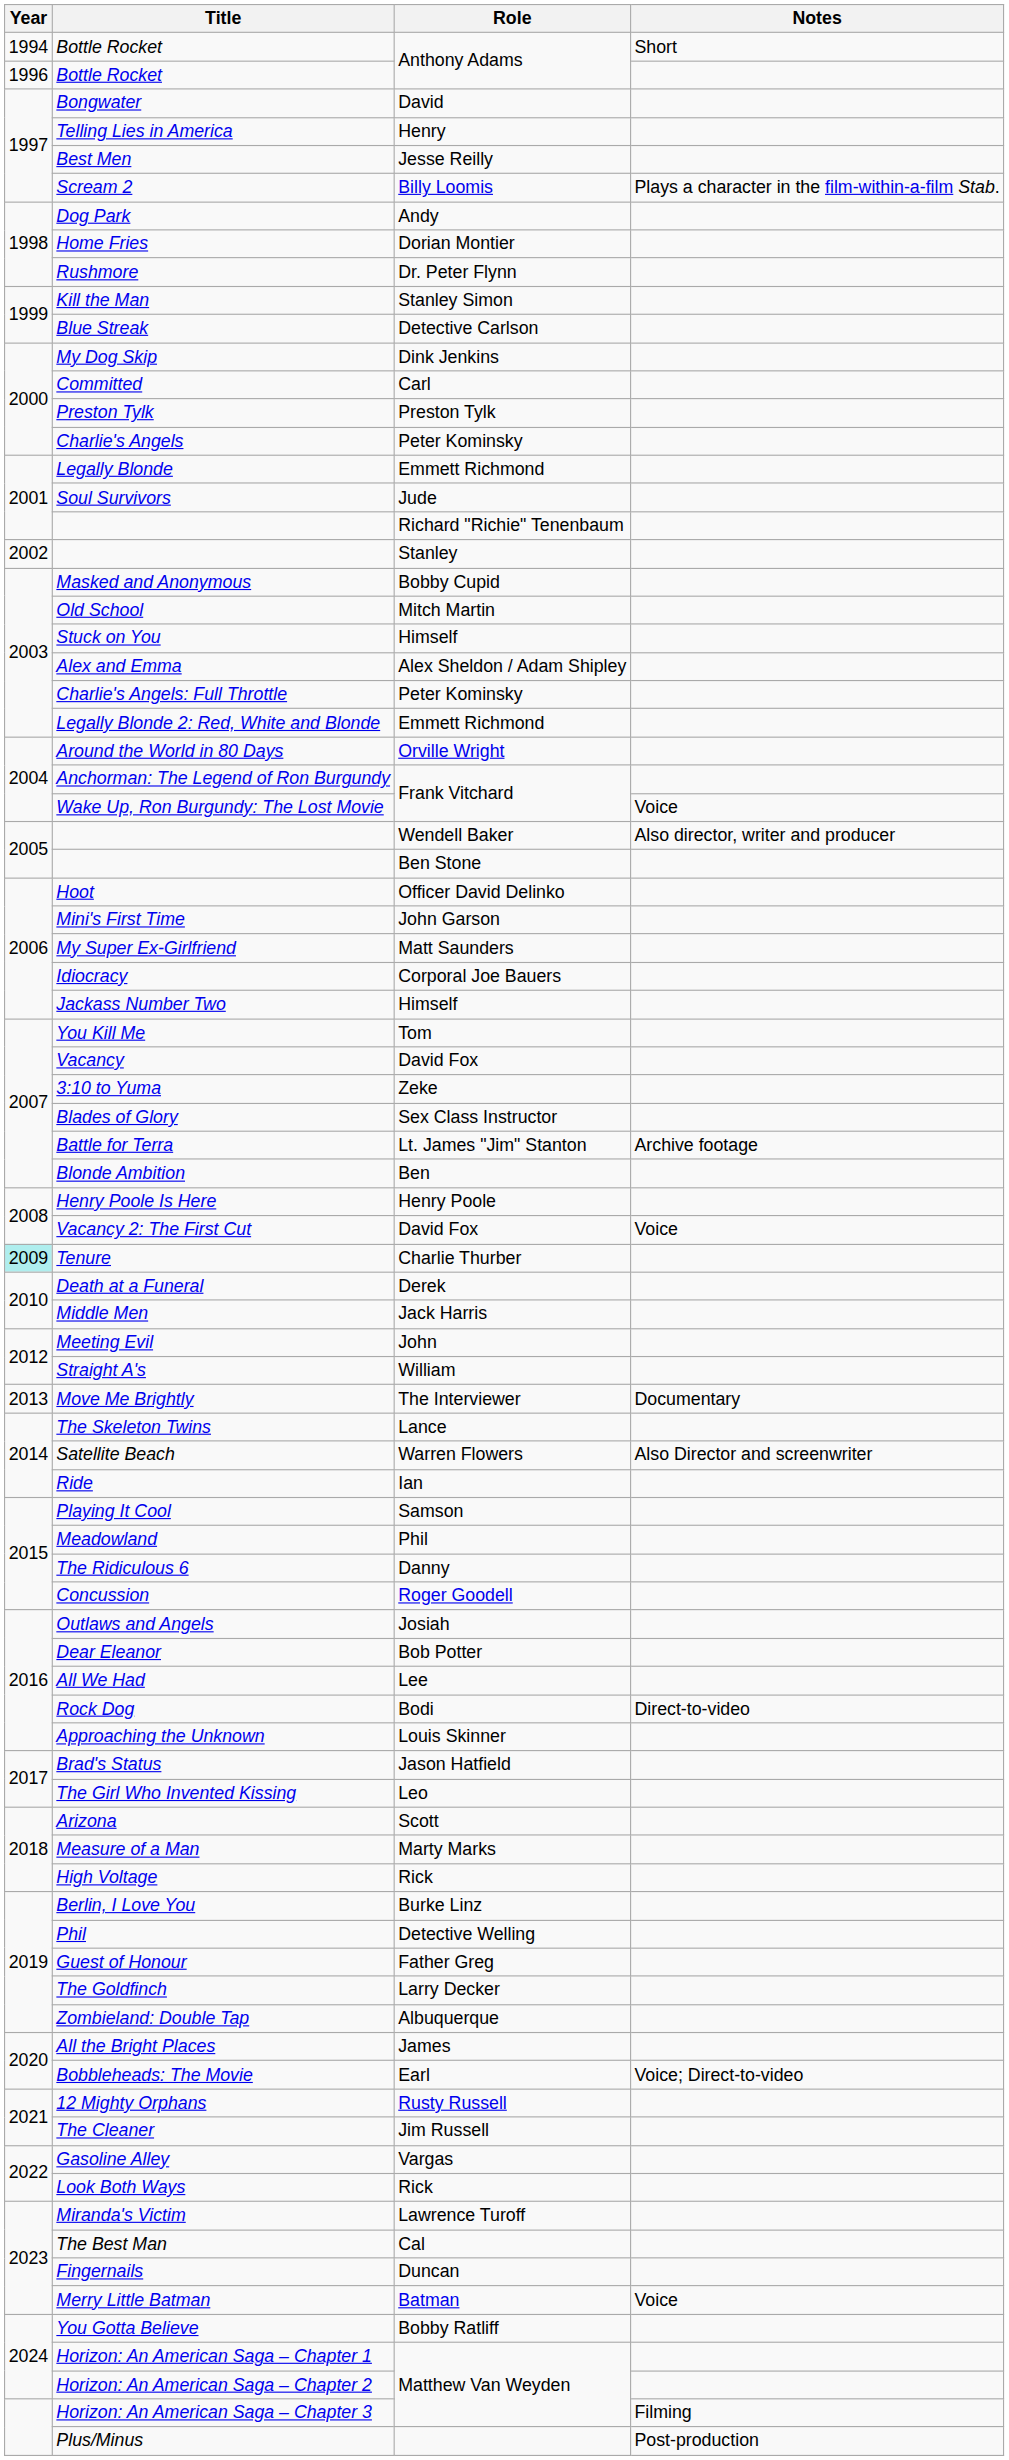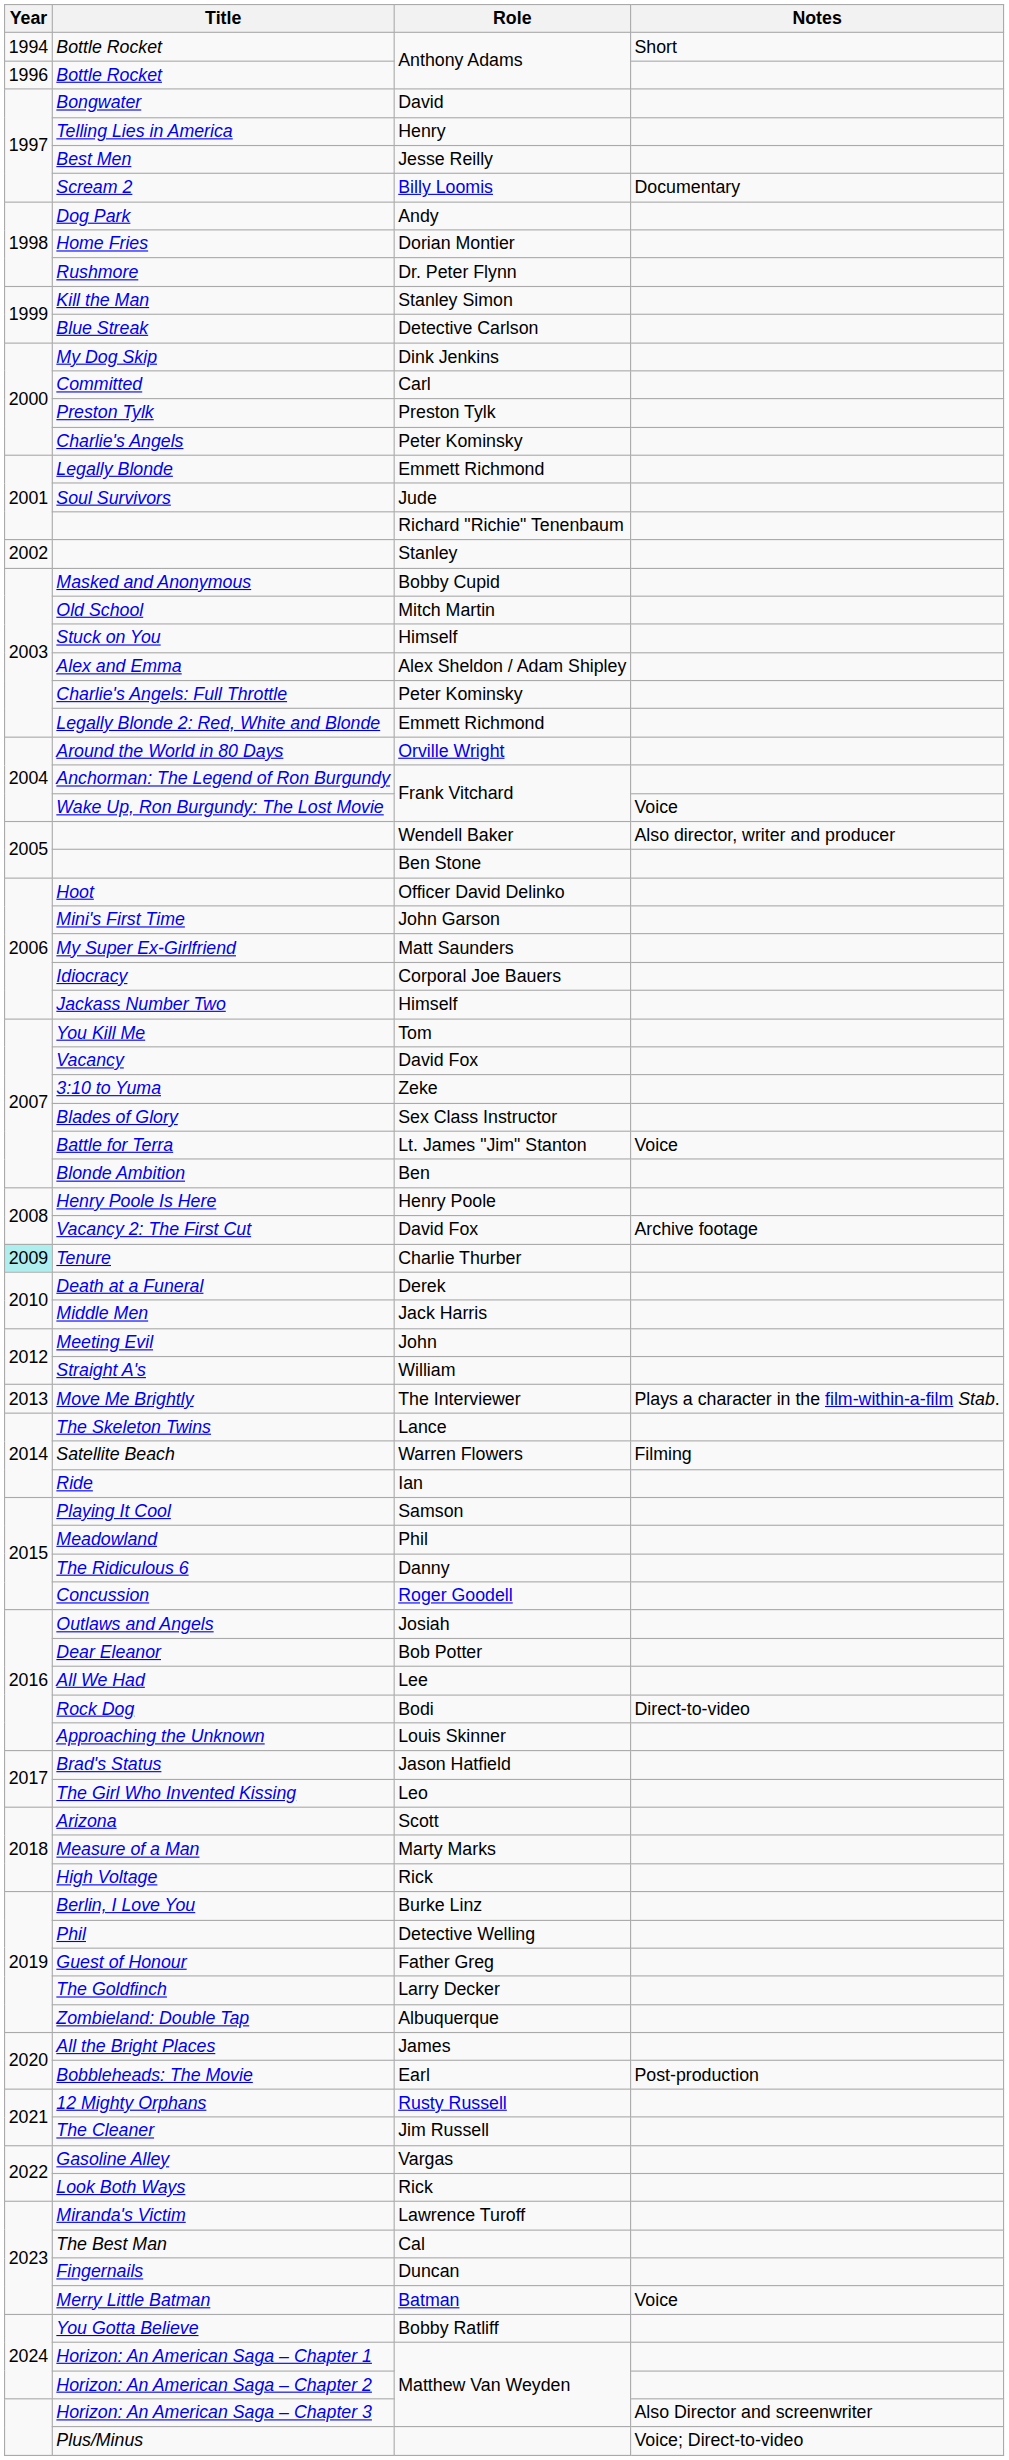(817, 187) Plays a character in the film-within-a-film Stab. -> (687, 187) Documentary
(696, 1145) Archive footage -> (656, 1145) Voice
(656, 1229) Voice -> (696, 1229) Archive footage
(687, 1398) Documentary -> (817, 1398) Plays a character in the film-within-a-film Stab.
(753, 1455) Also Director and screenwriter -> (663, 1455) Filming
(719, 2074) Voice; Direct-to-video -> (697, 2074) Post-production
(663, 2412) Filming -> (753, 2412) Also Director and screenwriter
(697, 2440) Post-production -> (719, 2440) Voice; Direct-to-video
